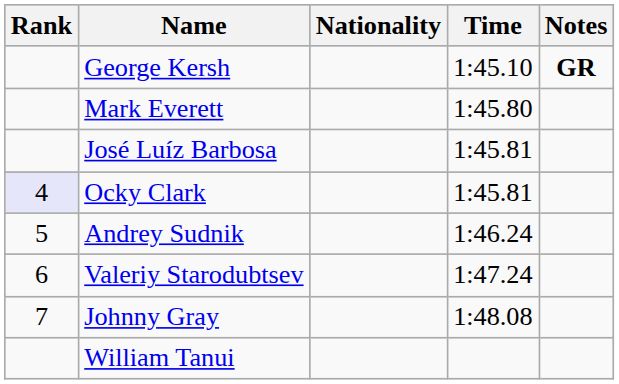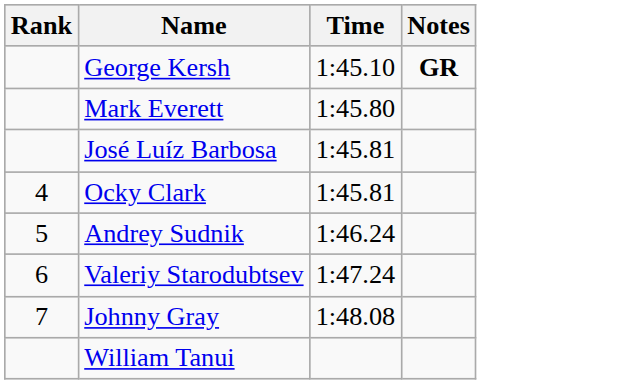- column: (378, 25)
(41, 191) lavender background -> (41, 191) no background
